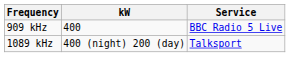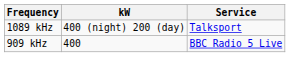rows swapped: (27, 28) <-> (30, 44)
